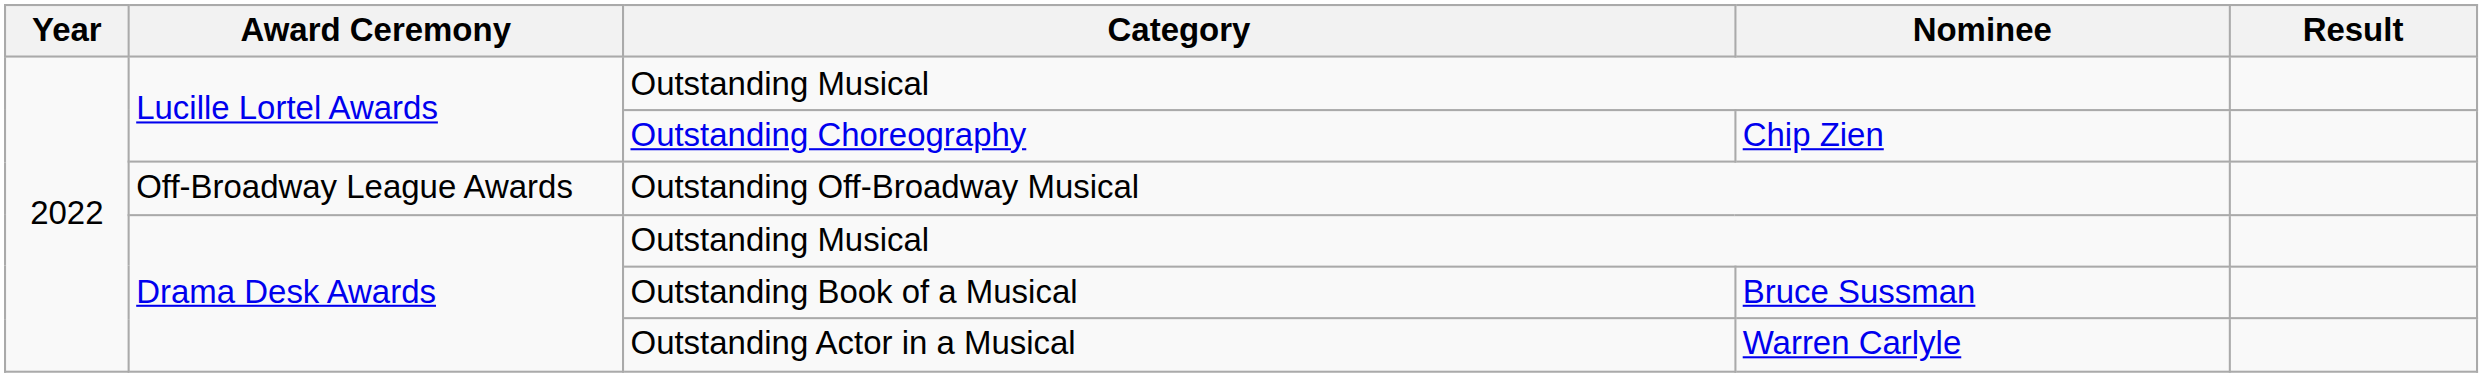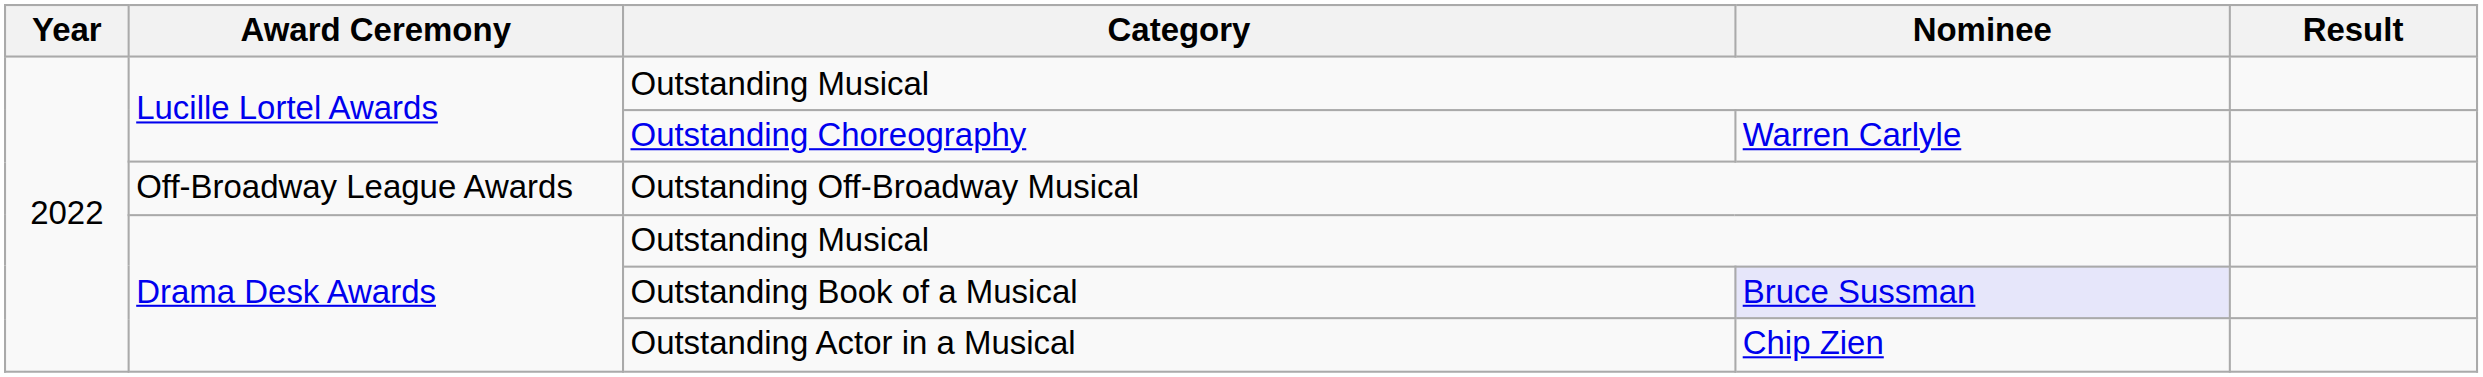(1813, 135) Chip Zien -> (1852, 135) Warren Carlyle
(1859, 291) no background -> (1859, 291) lavender background
(1852, 344) Warren Carlyle -> (1813, 344) Chip Zien
